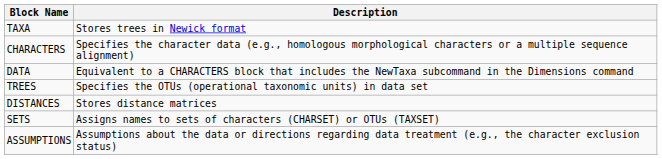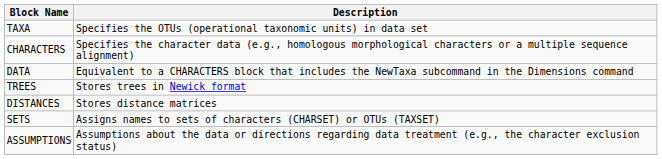(161, 28) Stores trees in Newick format -> (252, 28) Specifies the OTUs (operational taxonomic units) in data set
(252, 87) Specifies the OTUs (operational taxonomic units) in data set -> (161, 87) Stores trees in Newick format
